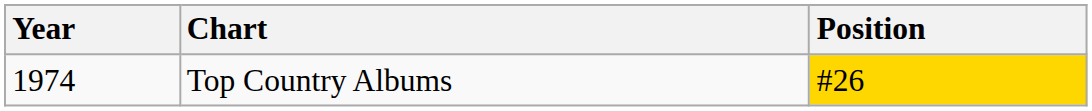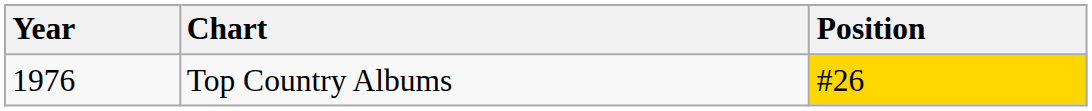(44, 79) 1974 -> (44, 79) 1976
